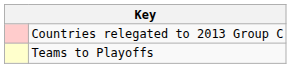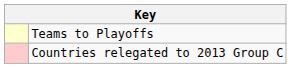rows swapped: (93, 53) <-> (157, 34)
